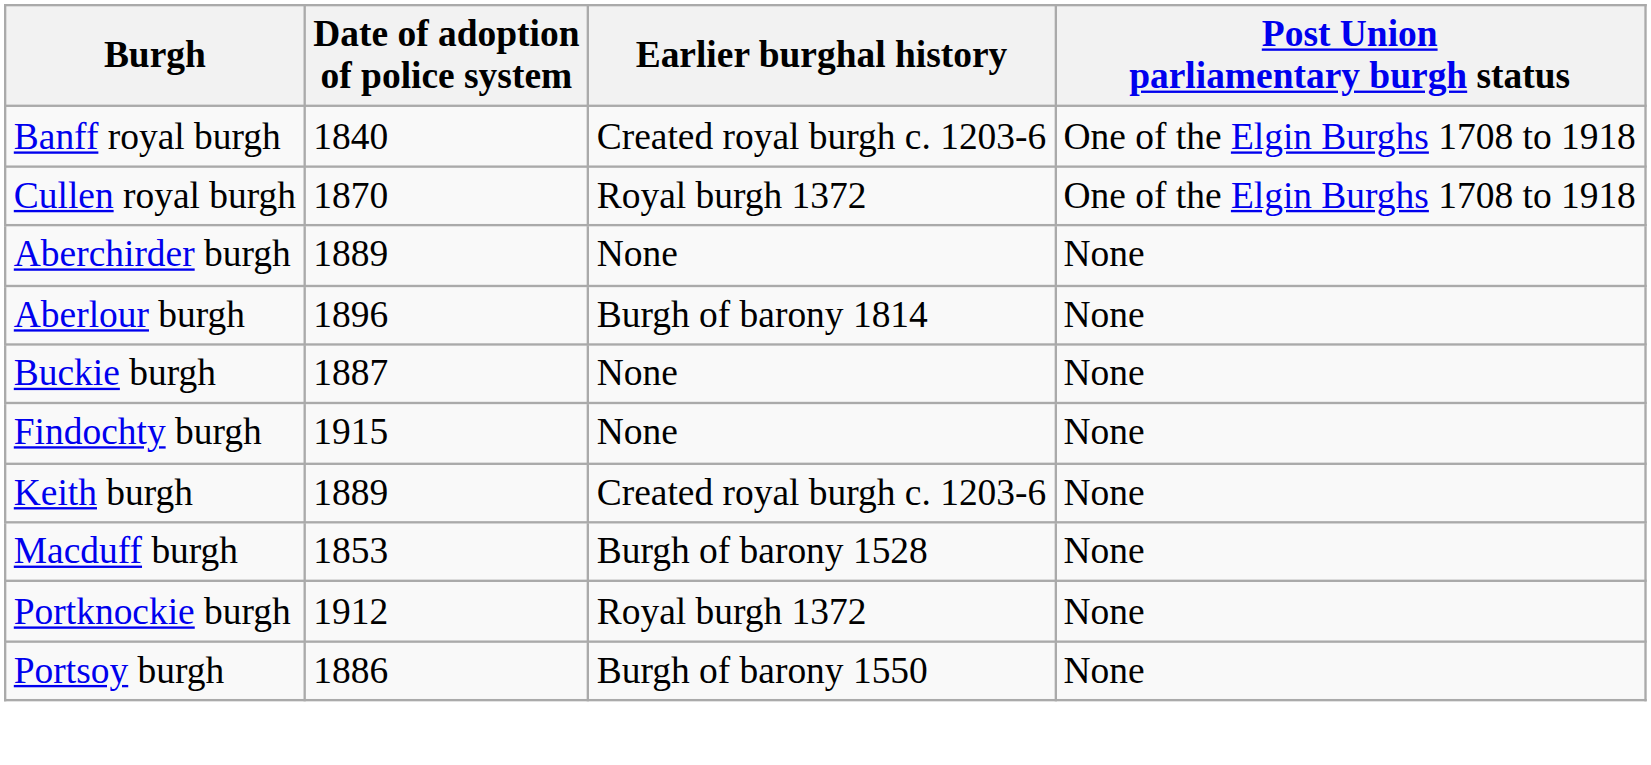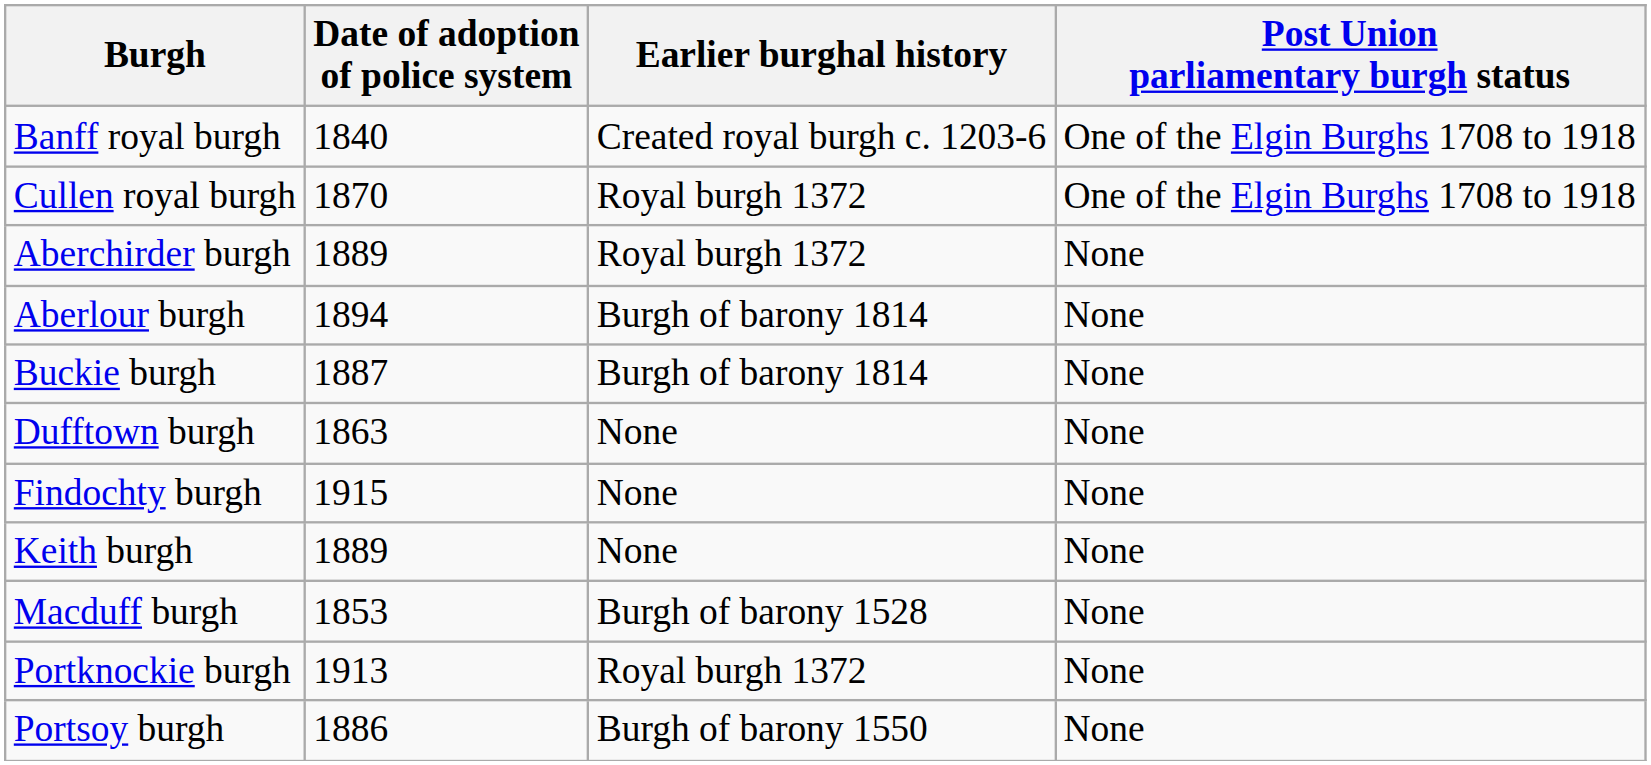(637, 254) None -> (732, 254) Royal burgh 1372
(351, 313) 1896 -> (351, 313) 1894
(637, 373) None -> (762, 373) Burgh of barony 1814
+ row: (134, 432)
(822, 491) Created royal burgh c. 1203-6 -> (637, 551) None
(351, 610) 1912 -> (351, 670) 1913
